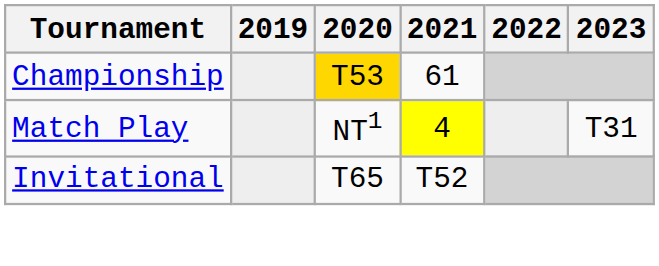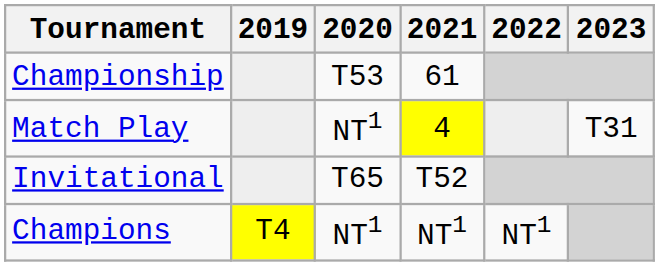(358, 77) gold background -> (358, 77) no background
+ row: (91, 232)
